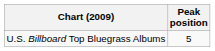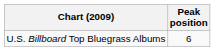(189, 38) 5 -> (189, 38) 6
